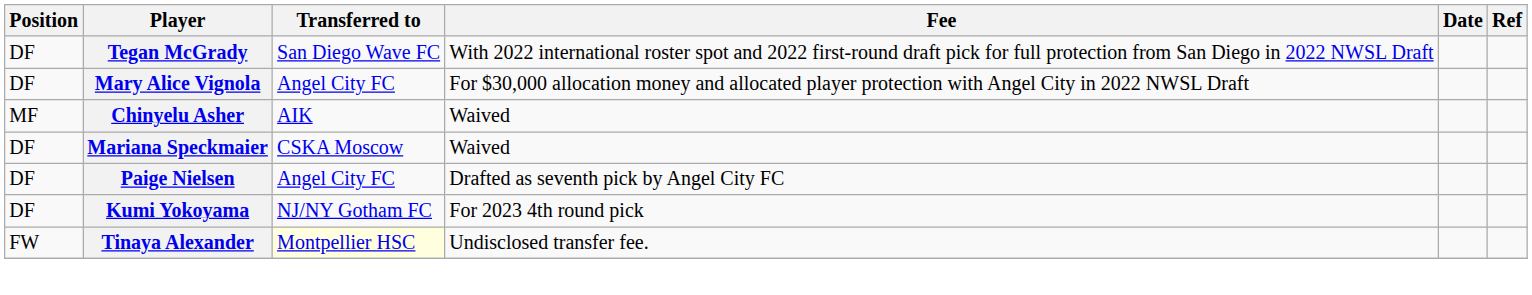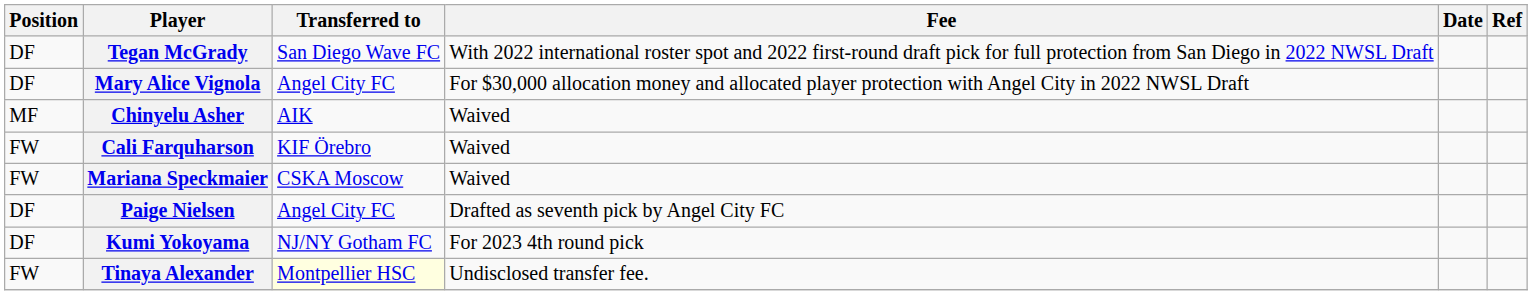+ row: (178, 147)
(22, 147) DF -> (24, 178) FW
